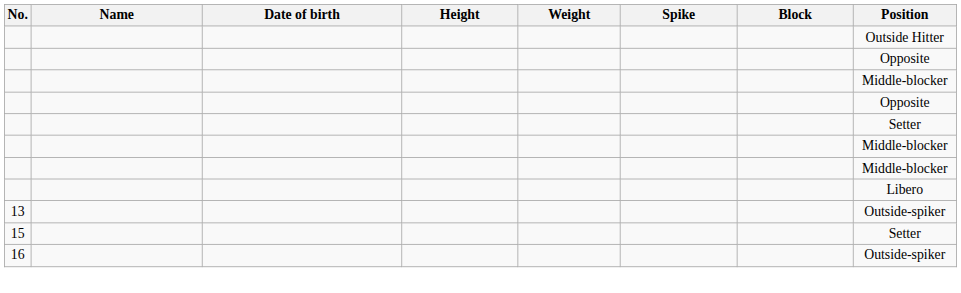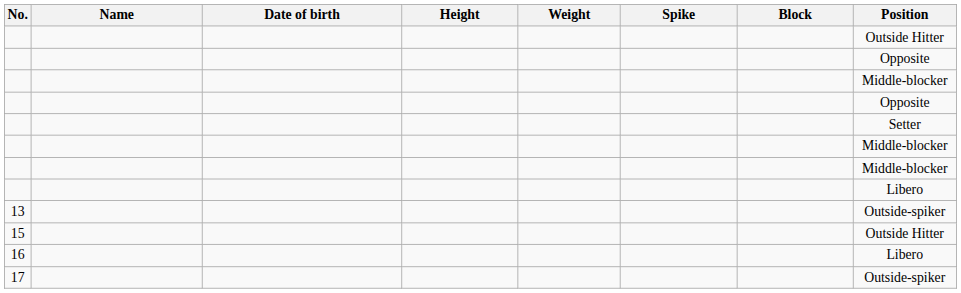(905, 233) Setter -> (905, 233) Outside Hitter
(905, 255) Outside-spiker -> (905, 255) Libero
+ row: (18, 277)
